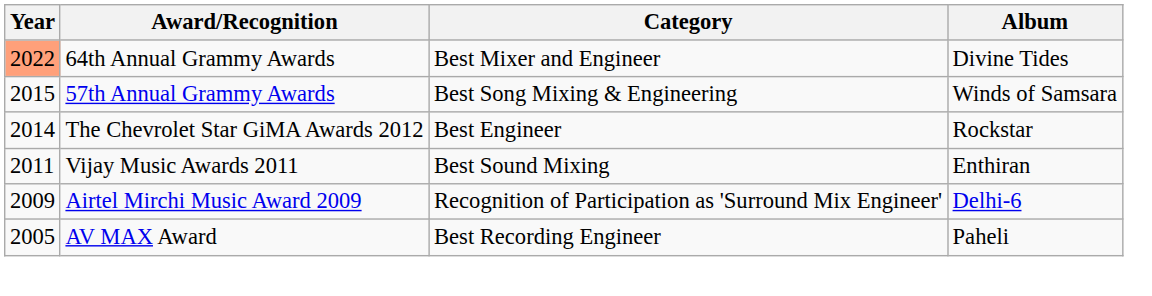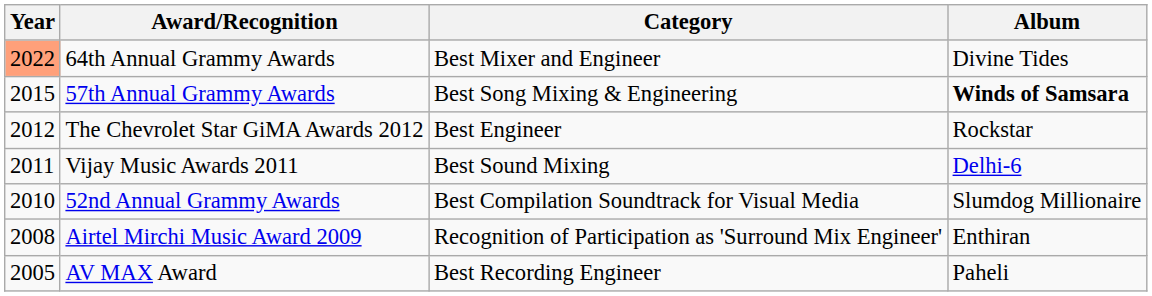(1035, 93) normal -> (1041, 93) bold
(32, 129) 2014 -> (32, 129) 2012
(991, 165) Enthiran -> (987, 165) Delhi-6
+ row: (203, 201)
(32, 201) 2009 -> (32, 237) 2008
(987, 201) Delhi-6 -> (991, 237) Enthiran
